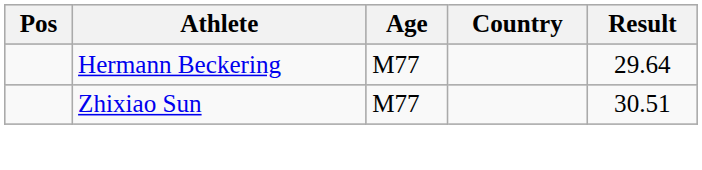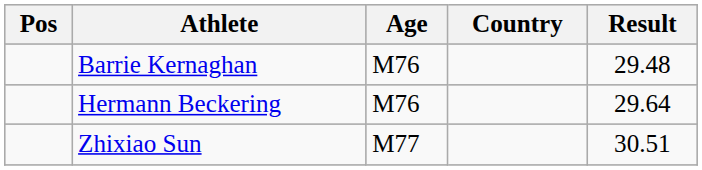+ row: (168, 64)
(396, 64) M77 -> (396, 104) M76
